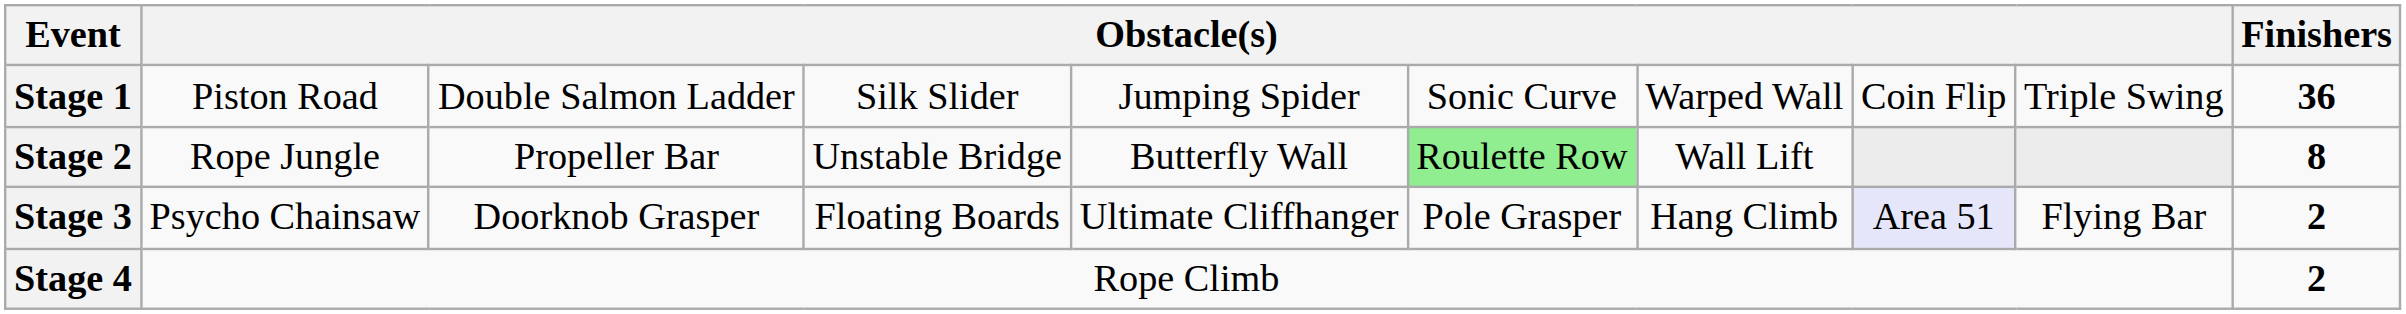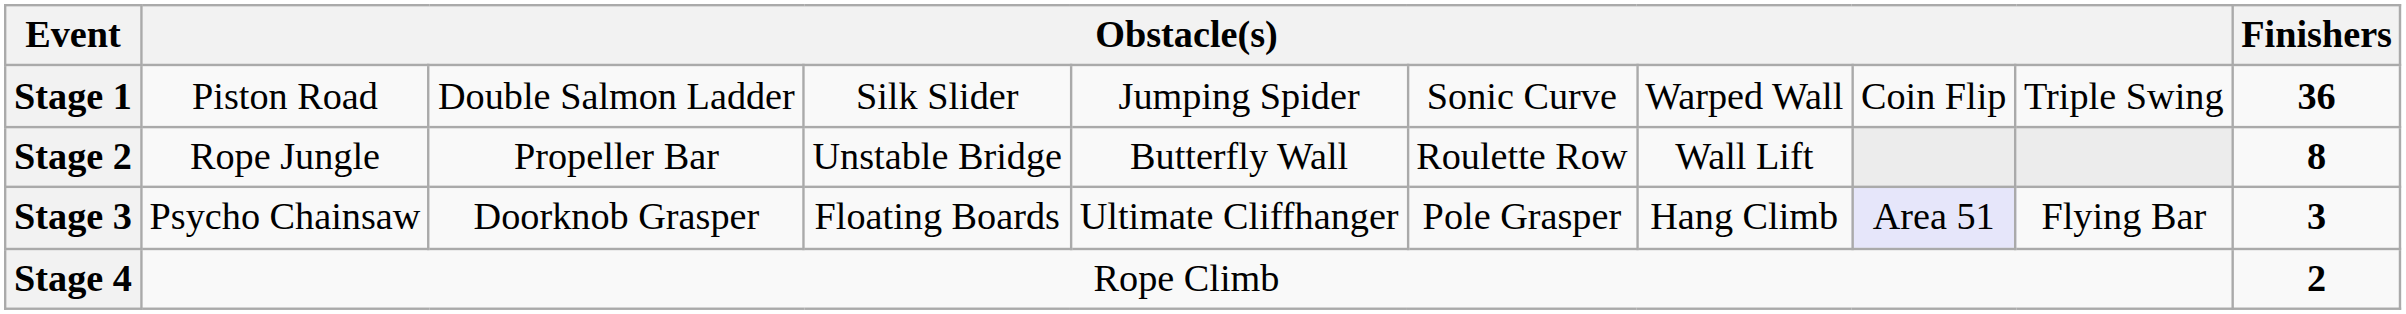(1522, 156) lightgreen background -> (1522, 156) no background
(2317, 216) 2 -> (2317, 216) 3
